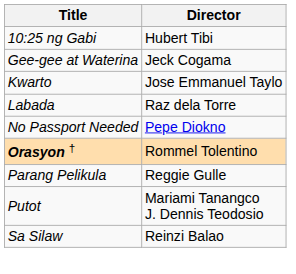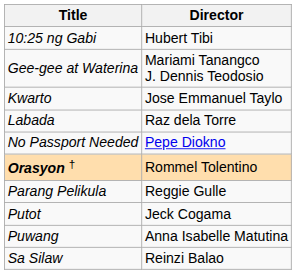(188, 60) Jeck Cogama -> (204, 68) Mariami Tanangco J. Dennis Teodosio
(204, 206) Mariami Tanangco J. Dennis Teodosio -> (188, 213) Jeck Cogama
+ row: (33, 236)
